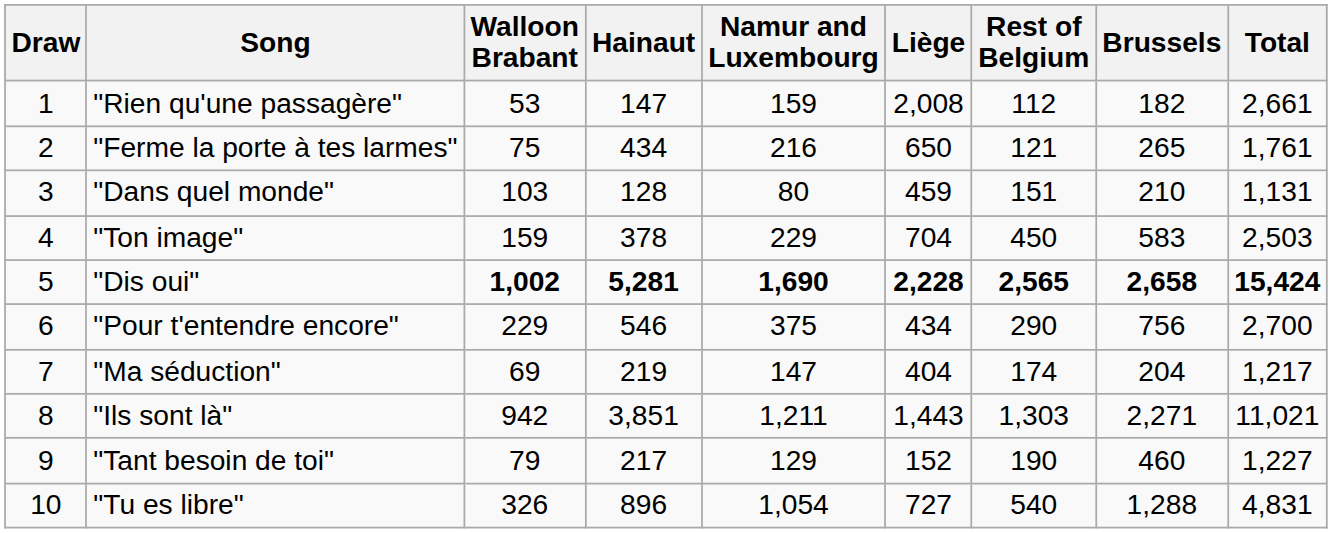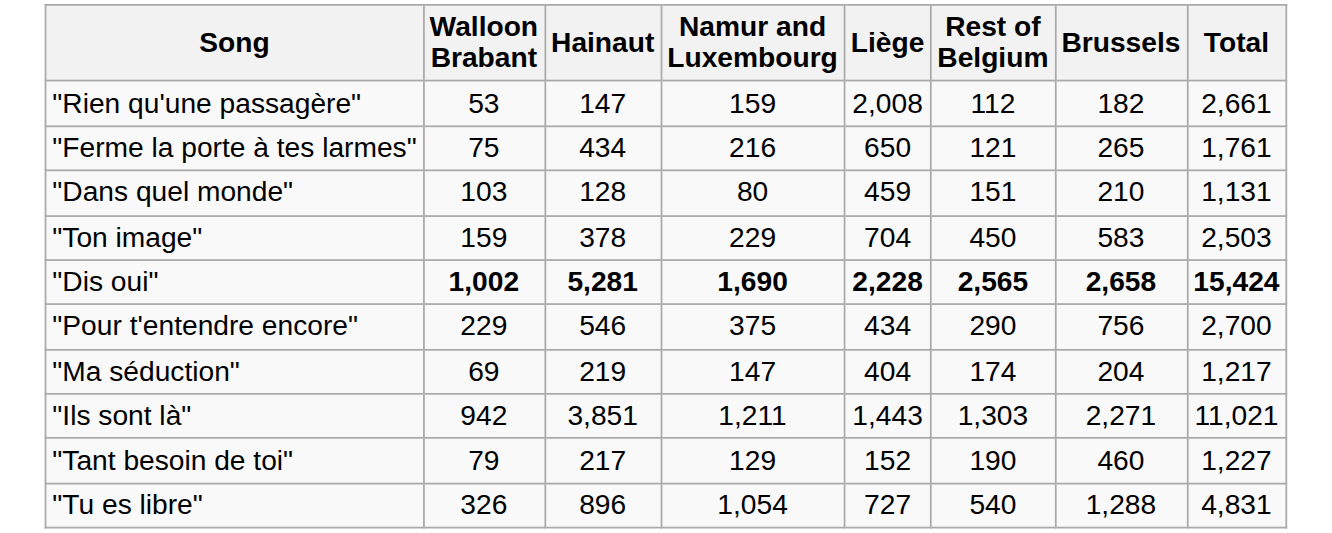- column: (46, 42)
